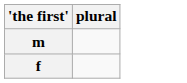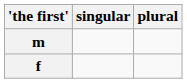+ column: (103, 16)
